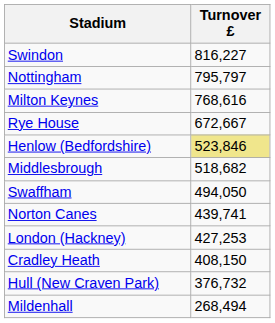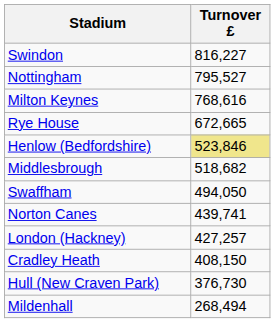(220, 77) 795,797 -> (220, 77) 795,527
(220, 123) 672,667 -> (220, 123) 672,665
(220, 237) 427,253 -> (220, 237) 427,257
(220, 283) 376,732 -> (220, 283) 376,730
